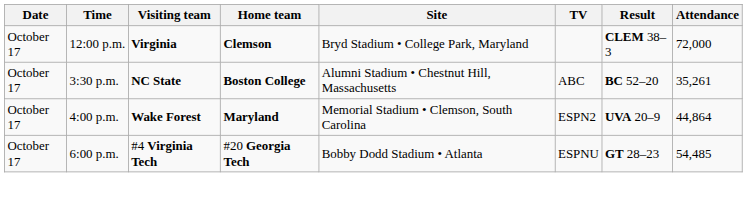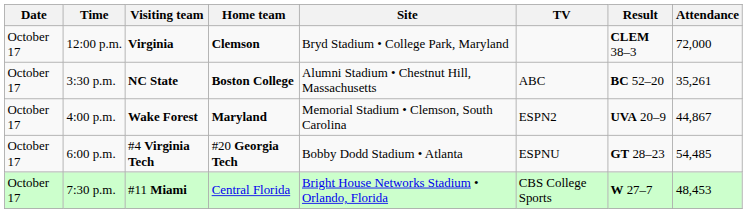(694, 117) 44,864 -> (694, 117) 44,867
+ row: (91, 190)
